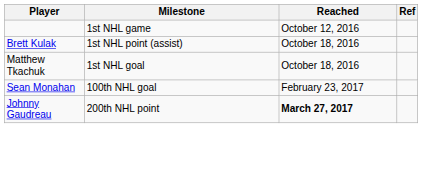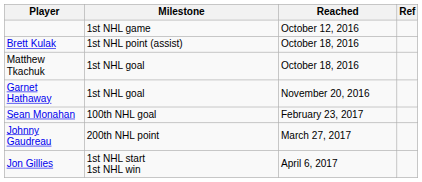+ row: (29, 93)
(317, 109) bold -> (316, 136) normal
+ row: (30, 164)
